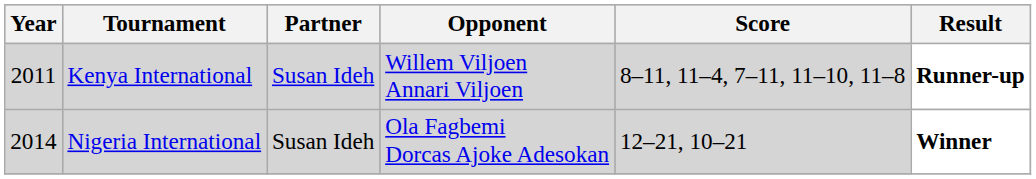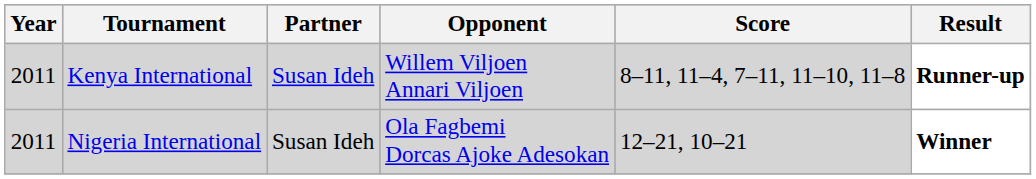(33, 141) 2014 -> (33, 141) 2011
